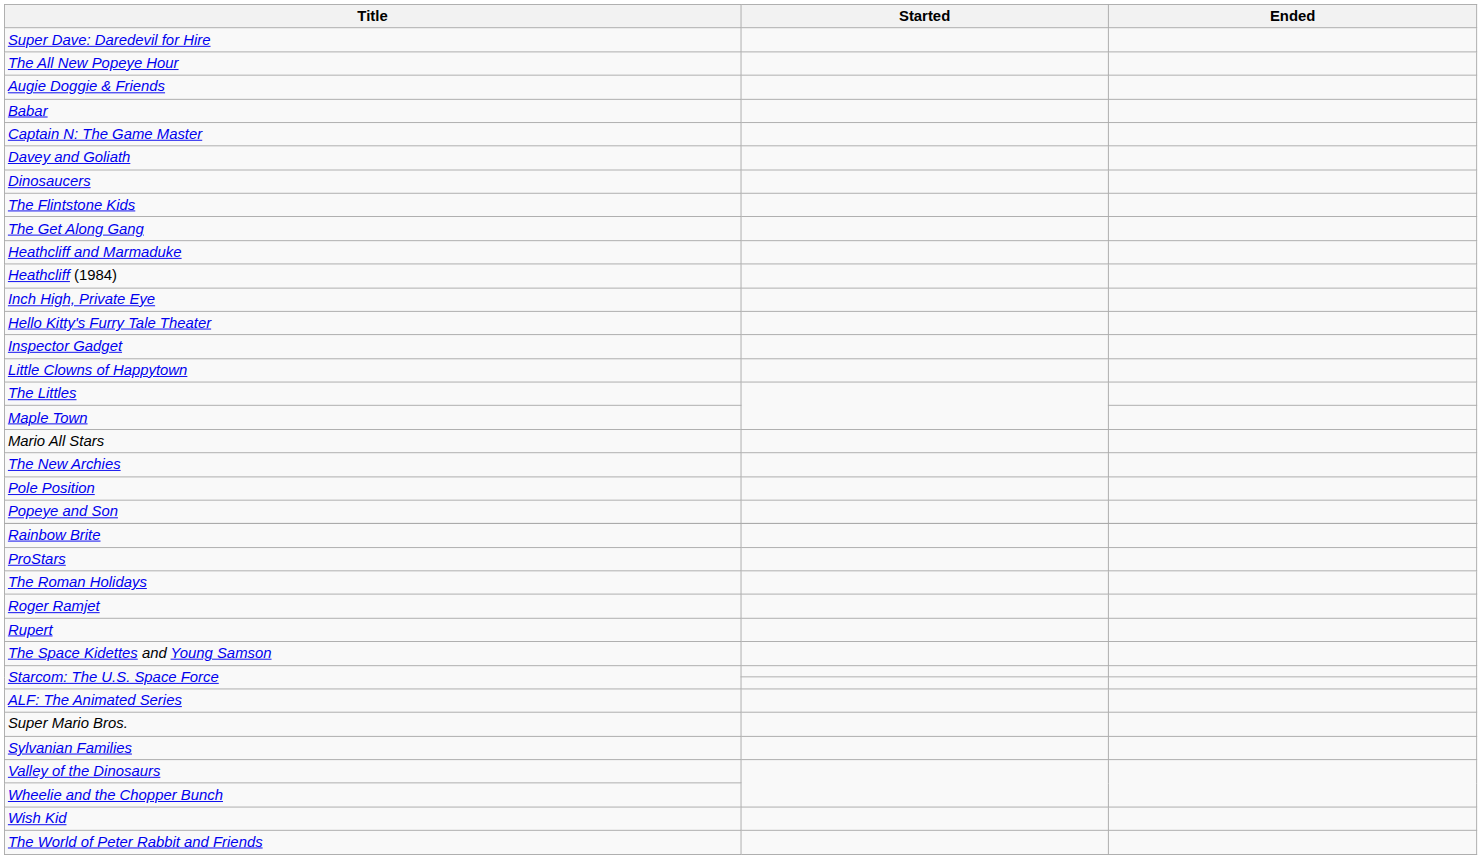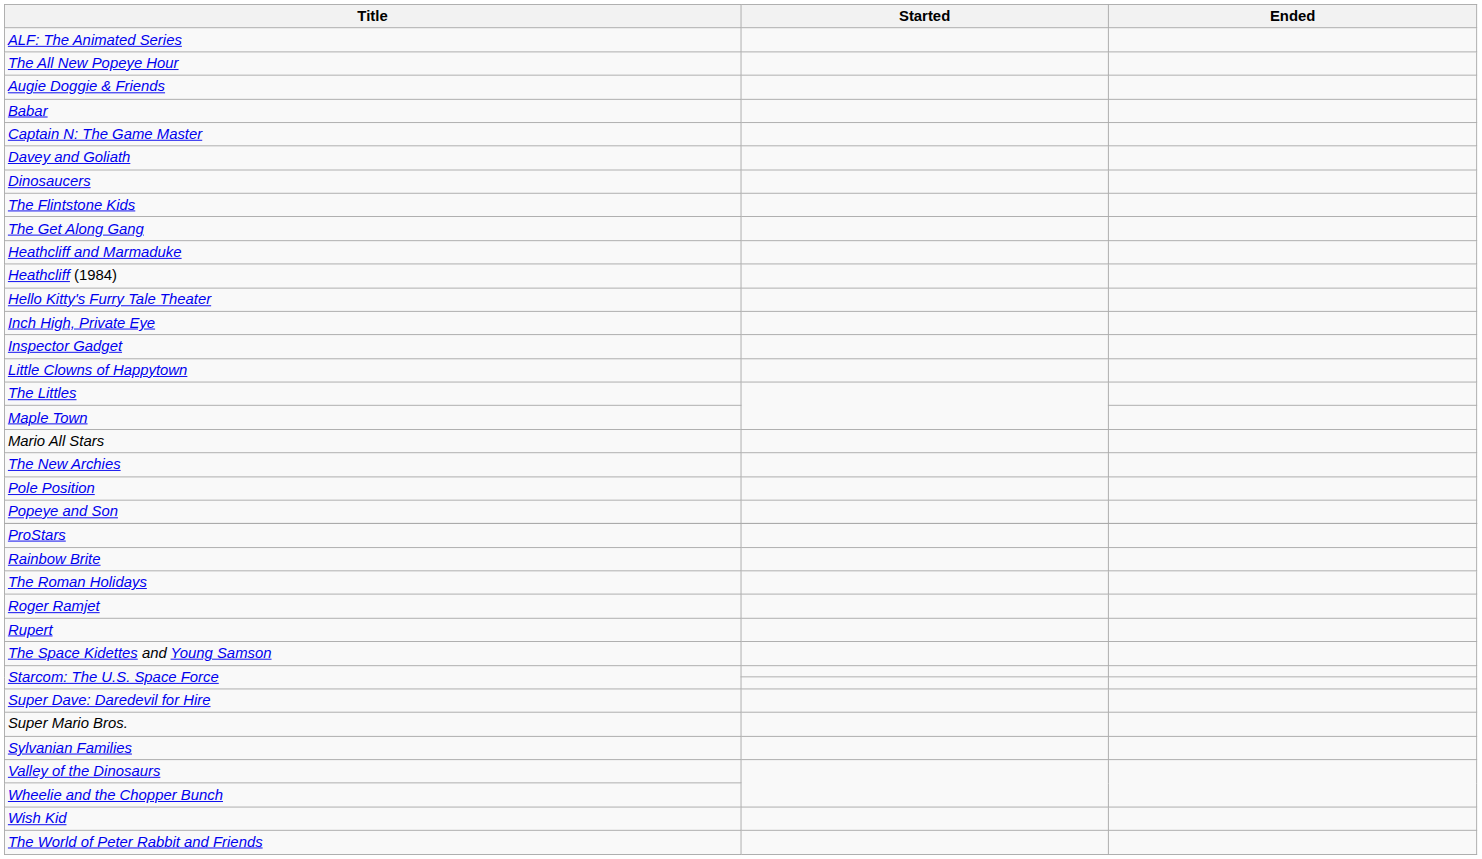rows swapped: (95, 700) <-> (109, 39)
rows swapped: (110, 323) <-> (82, 299)
rows swapped: (37, 559) <-> (54, 535)
